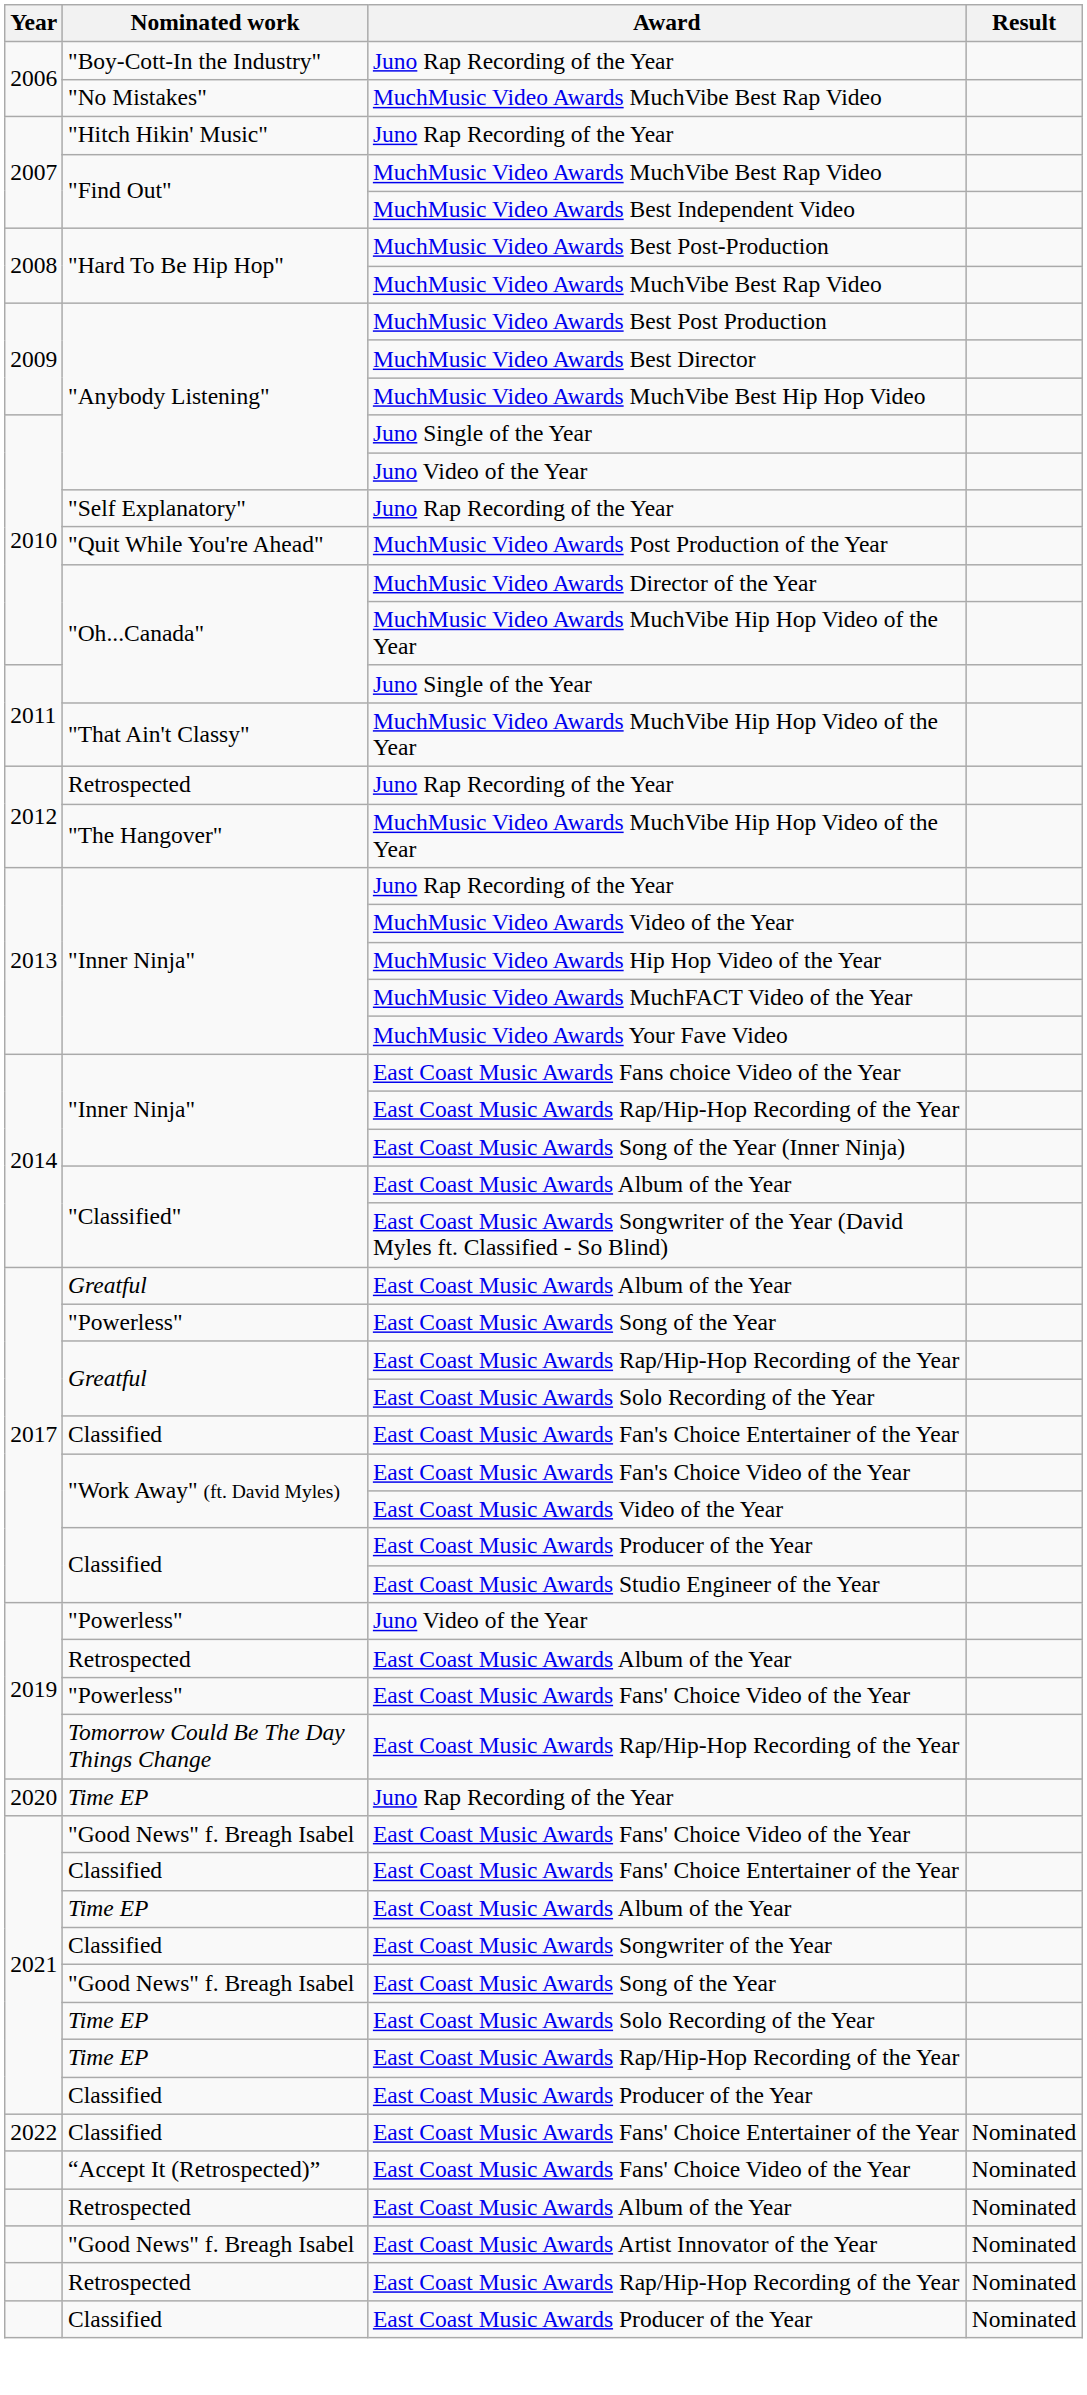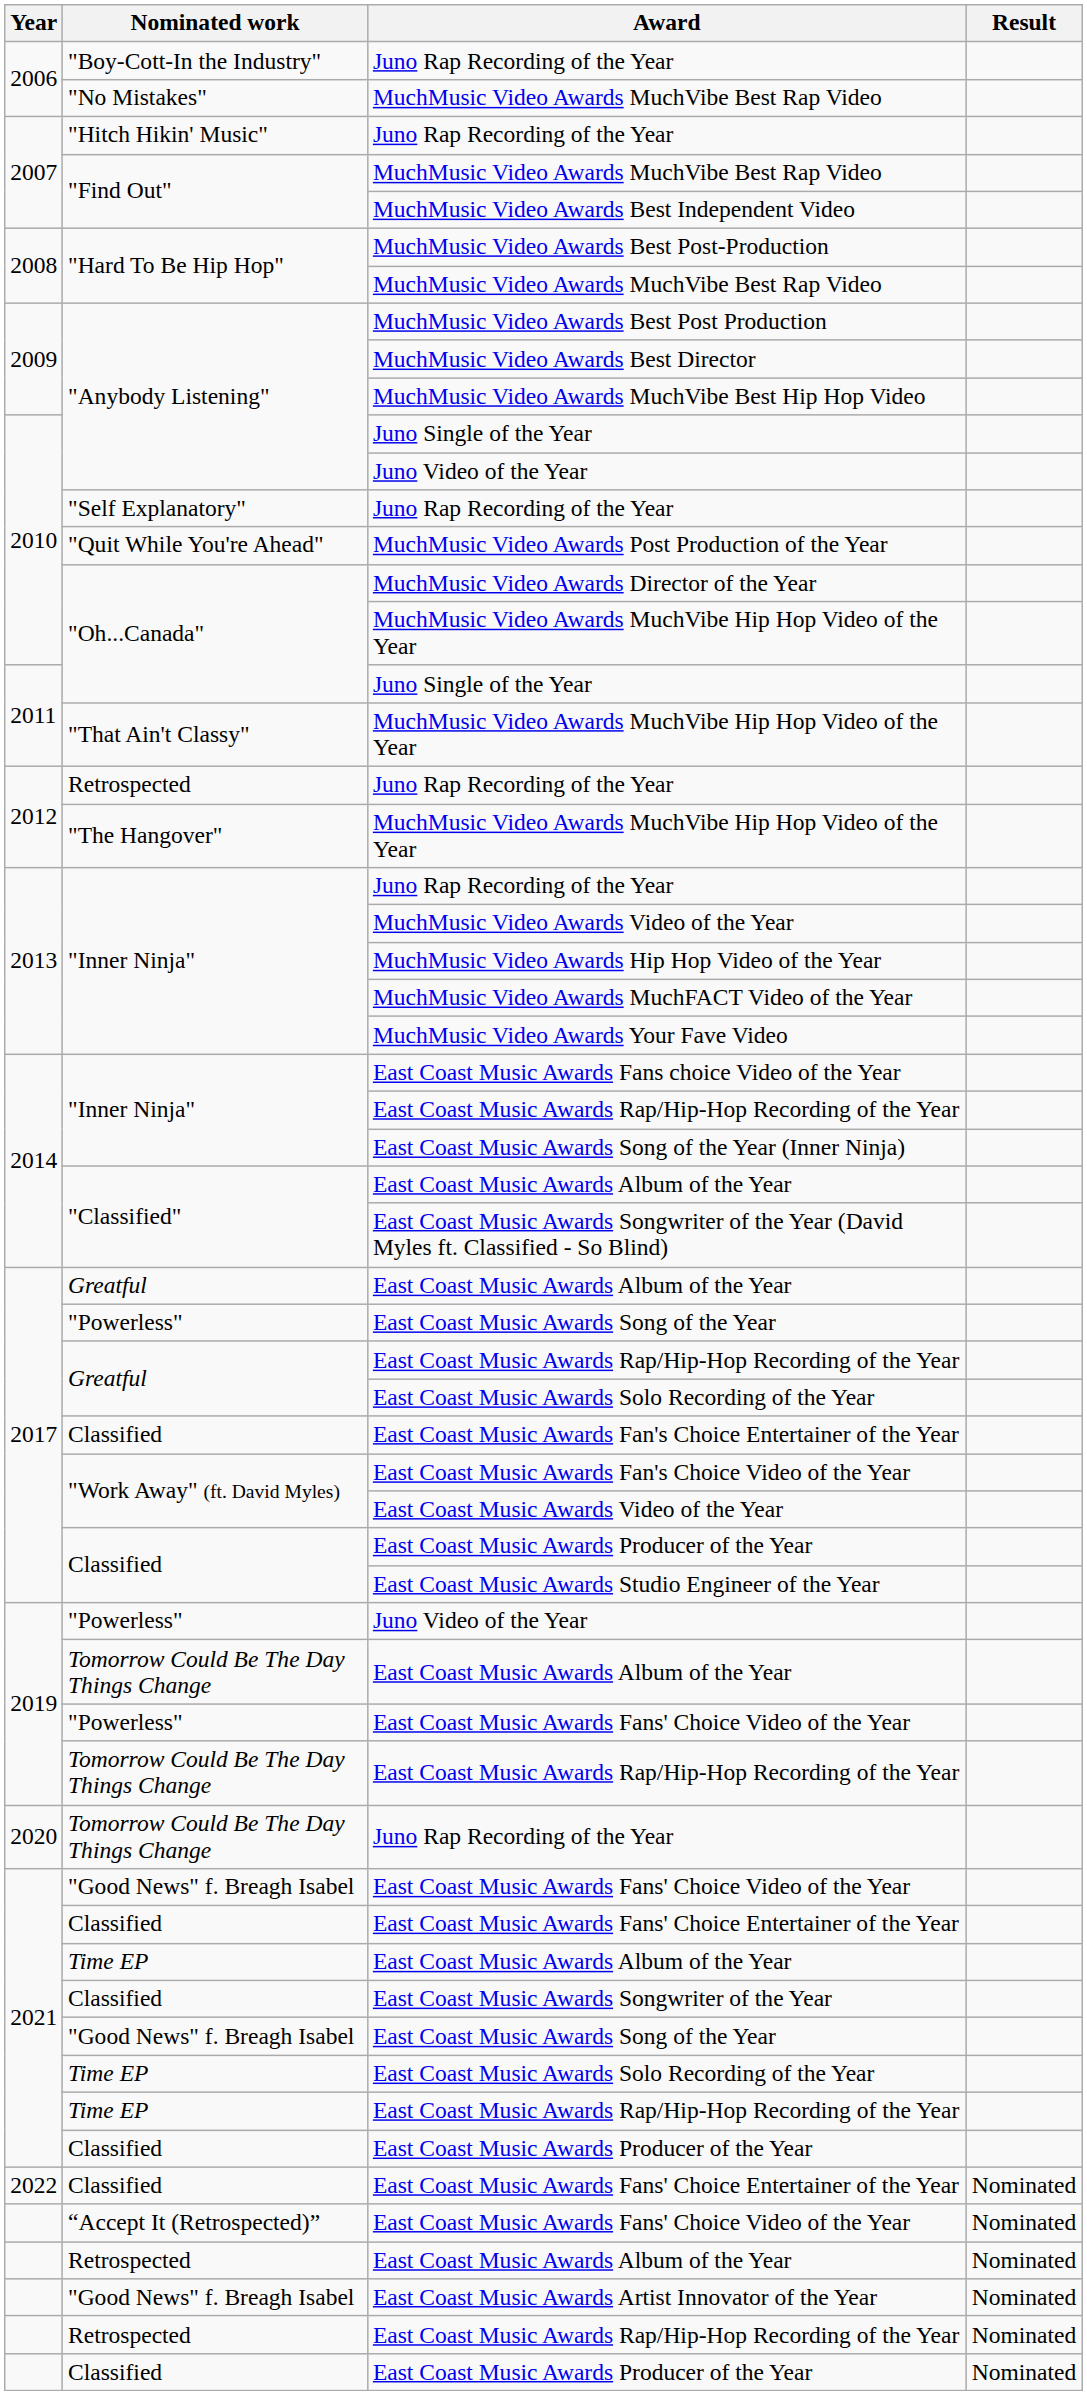(129, 1658) Retrospected -> (206, 1671) Tomorrow Could Be The Day Things Change
(108, 1796) Time EP -> (206, 1836) Tomorrow Could Be The Day Things Change
